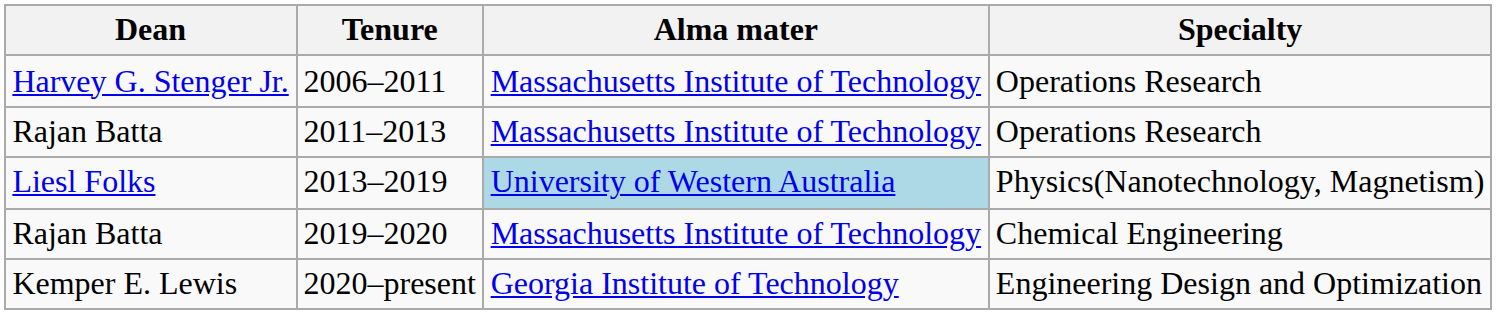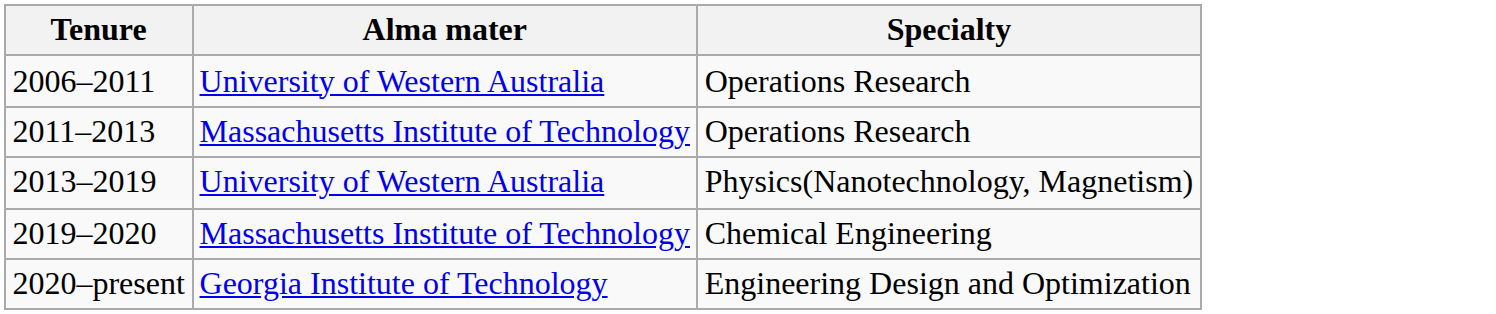- column: (151, 29)
(736, 80) Massachusetts Institute of Technology -> (402, 80) University of Western Australia
(693, 182) lightblue background -> (402, 182) no background
